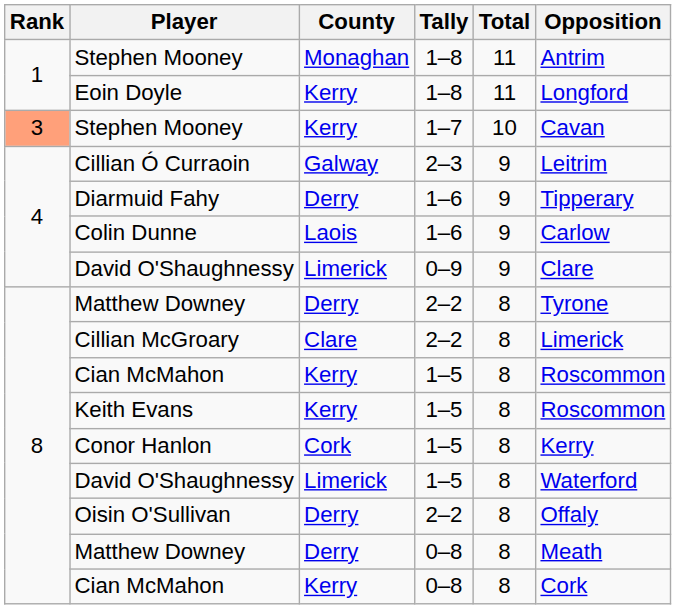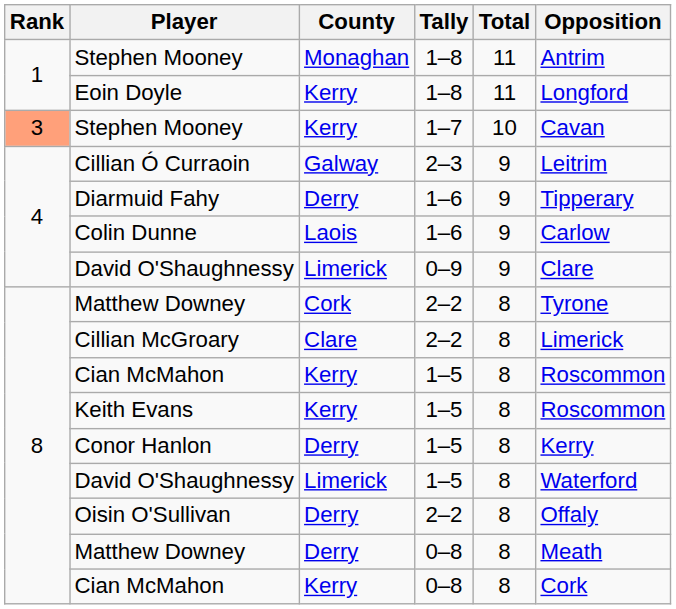(331, 304) Derry -> (328, 304) Cork
(328, 445) Cork -> (331, 445) Derry
